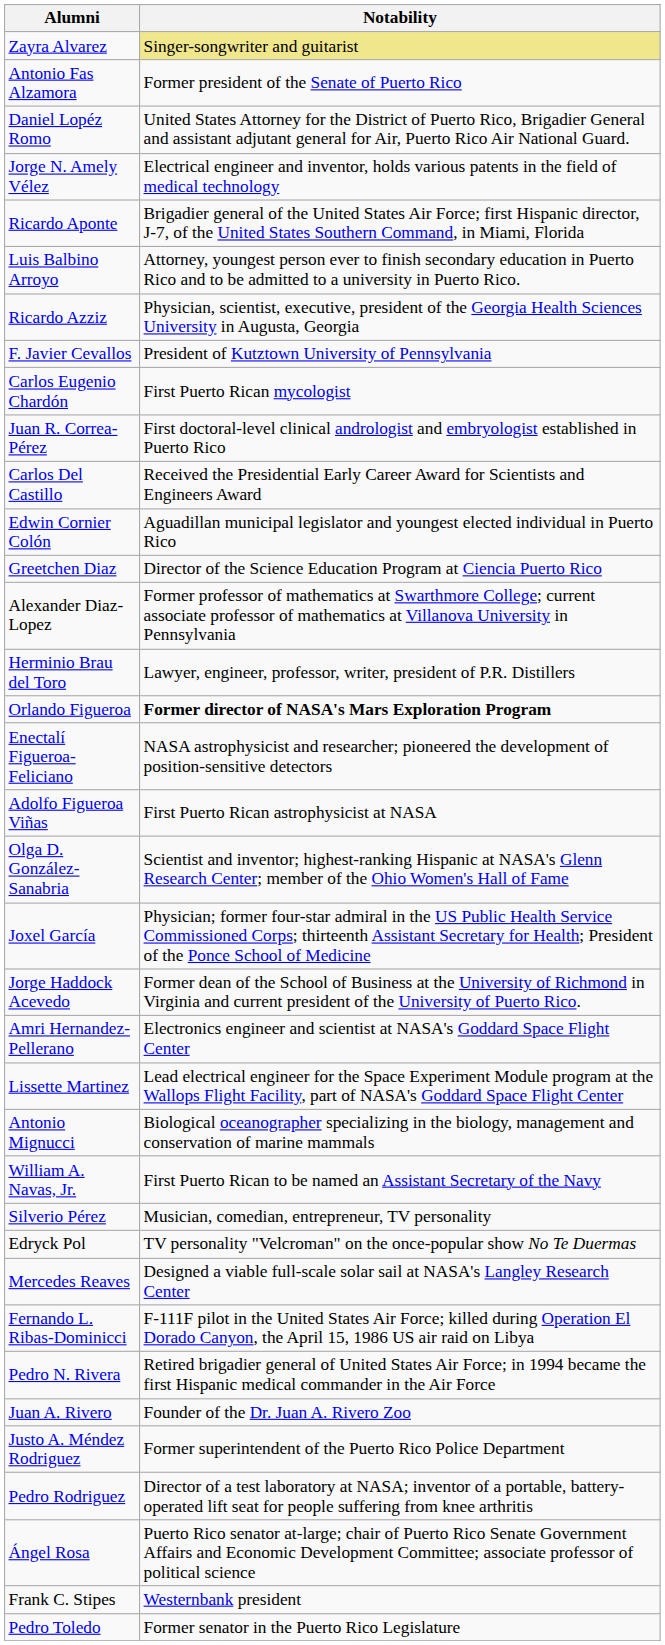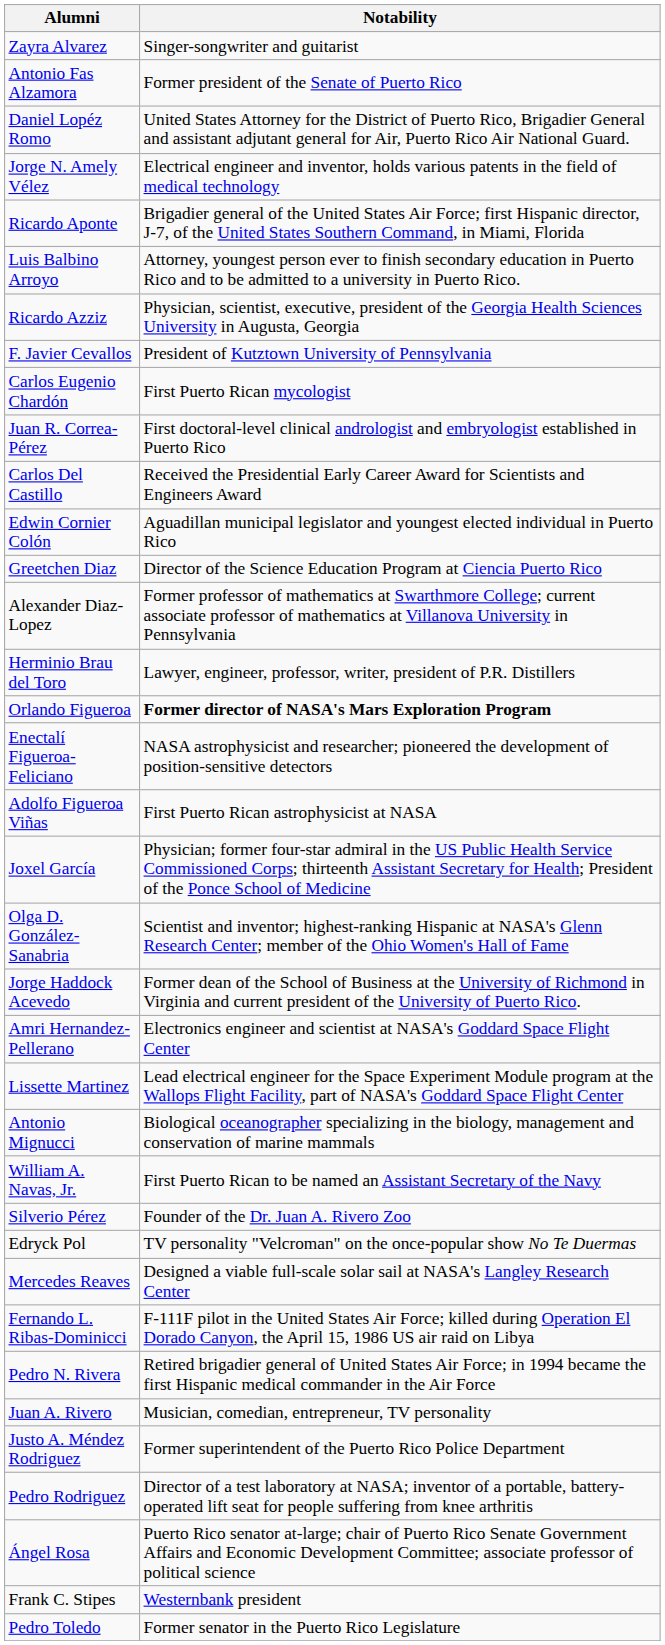(251, 45) khaki background -> (251, 45) no background
rows swapped: (52, 935) <-> (44, 869)
(317, 1216) Musician, comedian, entrepreneur, TV personality -> (277, 1216) Founder of the Dr. Juan A. Rivero Zoo
(277, 1412) Founder of the Dr. Juan A. Rivero Zoo -> (317, 1412) Musician, comedian, entrepreneur, TV personality
